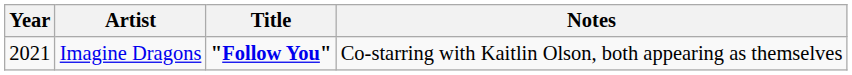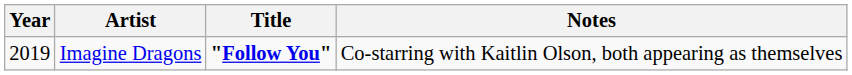(30, 53) 2021 -> (30, 53) 2019
